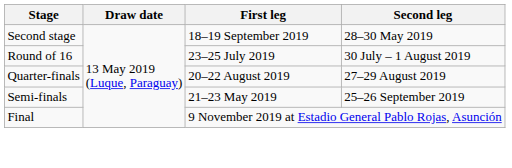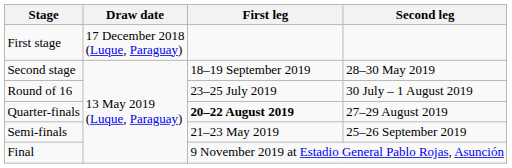+ row: (34, 42)
(239, 76) normal -> (242, 111) bold
